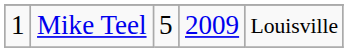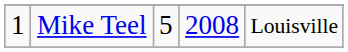(212, 25) 2009 -> (212, 25) 2008
